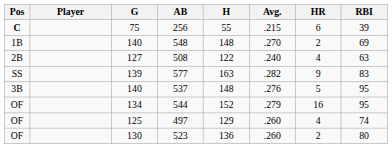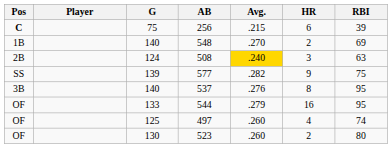- column: (226, 12)
(134, 58) 127 -> (152, 58) 124
(272, 58) no background -> (257, 58) gold background
(318, 58) 4 -> (309, 58) 3
(364, 74) 83 -> (361, 74) 75
(318, 89) 5 -> (309, 89) 8
(134, 105) 134 -> (152, 105) 133
